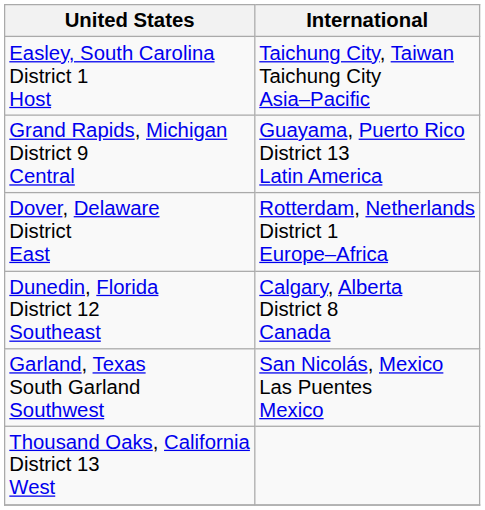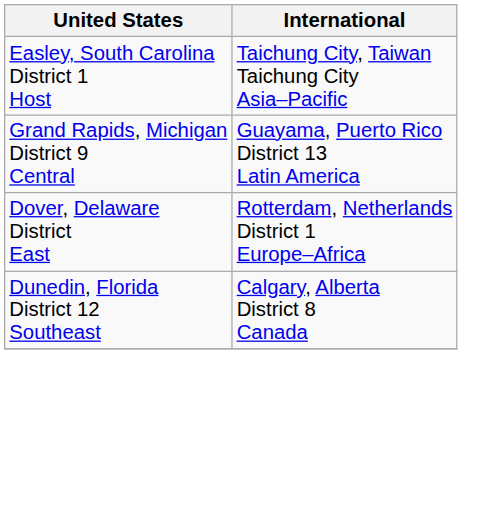- row: (77, 387)
- row: (130, 465)
